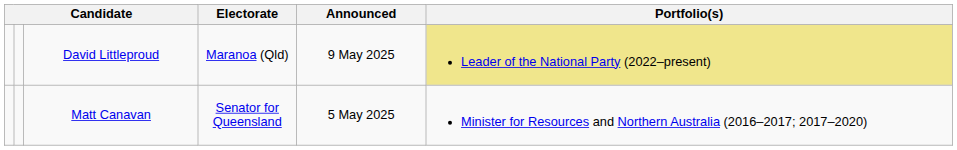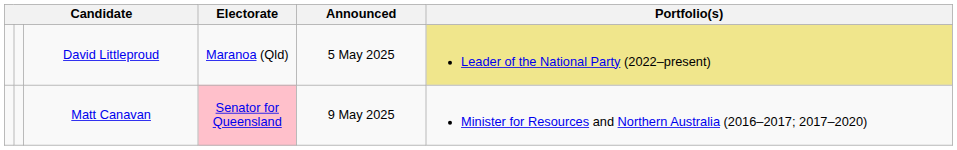(361, 54) 9 May 2025 -> (361, 54) 5 May 2025
(247, 115) no background -> (247, 115) pink background
(361, 115) 5 May 2025 -> (361, 115) 9 May 2025
